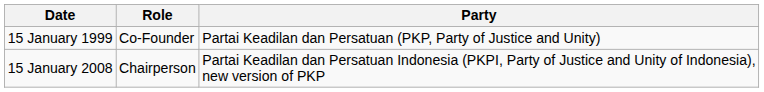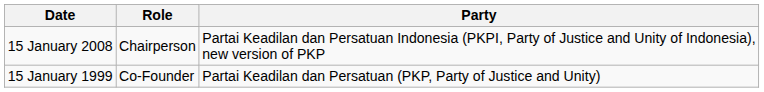rows swapped: (60, 37) <-> (60, 68)
